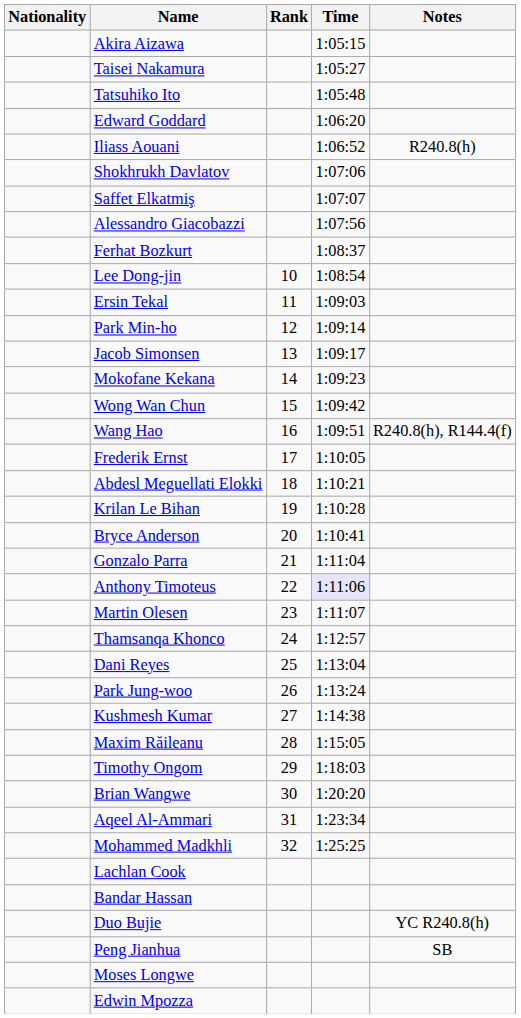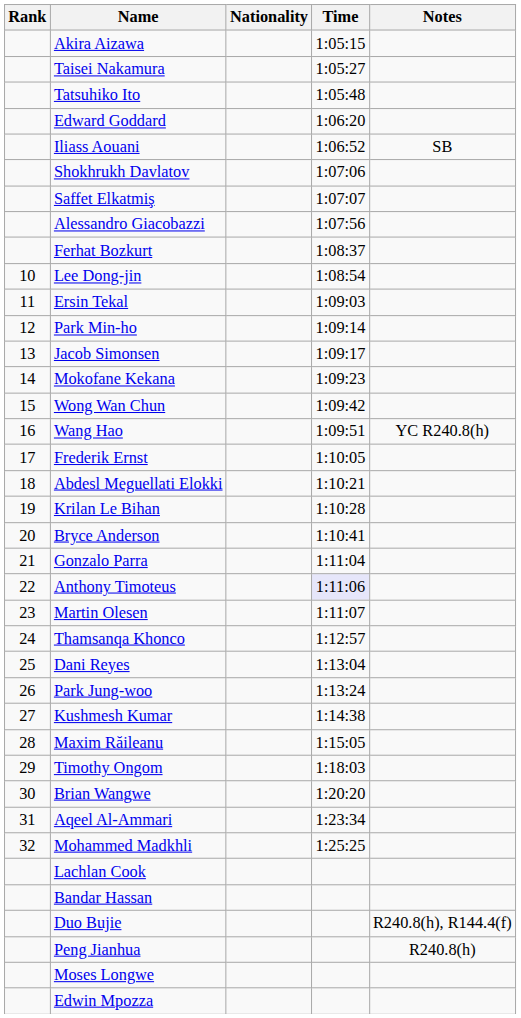columns swapped: (289, 17) <-> (47, 17)
(442, 146) R240.8(h) -> (442, 146) SB
(442, 431) R240.8(h), R144.4(f) -> (442, 431) YC R240.8(h)
(442, 923) YC R240.8(h) -> (442, 923) R240.8(h), R144.4(f)
(442, 949) SB -> (442, 949) R240.8(h)
